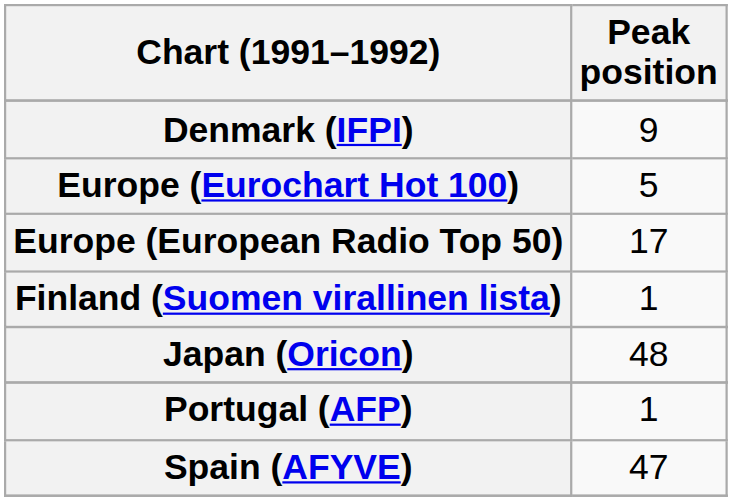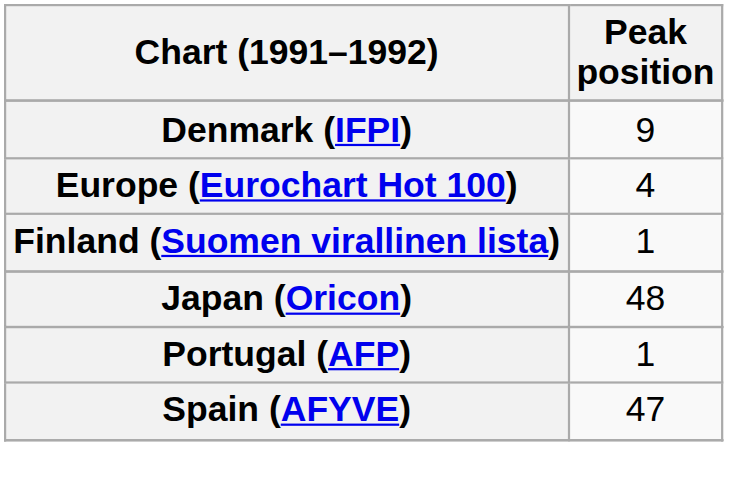(649, 185) 5 -> (645, 185) 4
- row: (288, 241)
